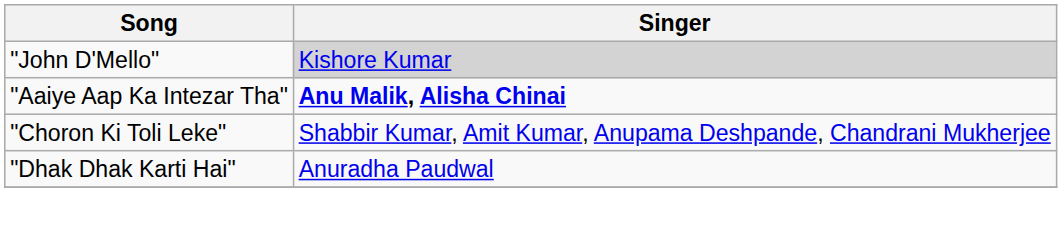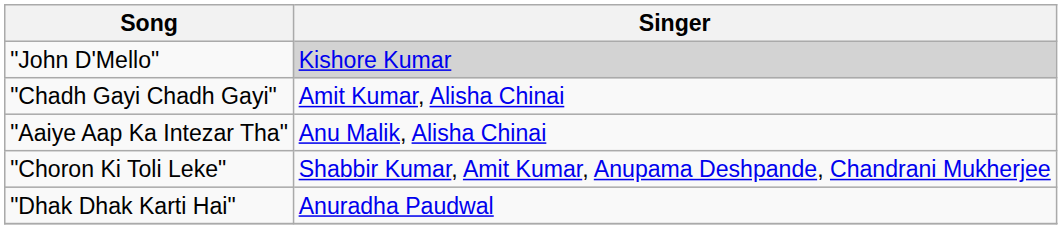+ row: (143, 96)
(432, 96) bold -> (422, 133) normal
